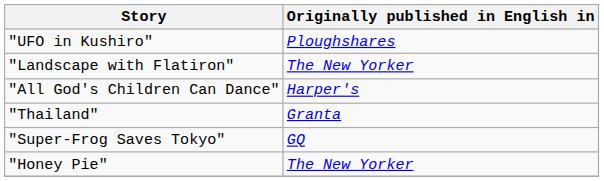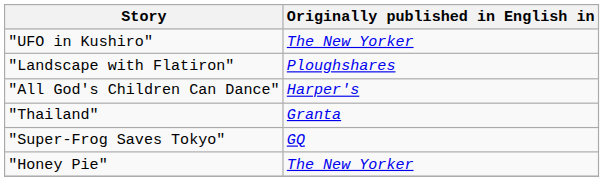(341, 41) Ploughshares -> (350, 41) The New Yorker
(350, 66) The New Yorker -> (341, 66) Ploughshares
